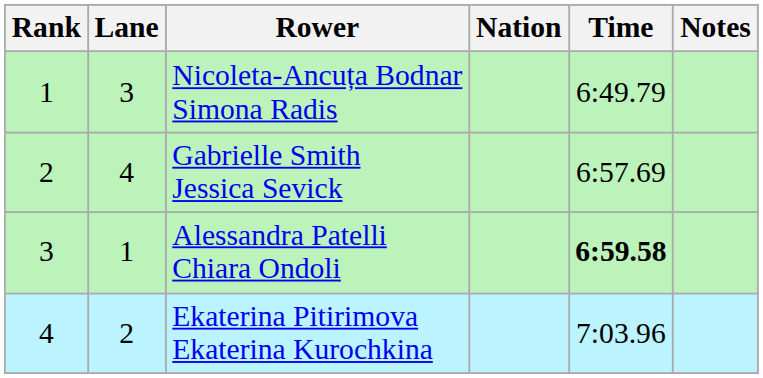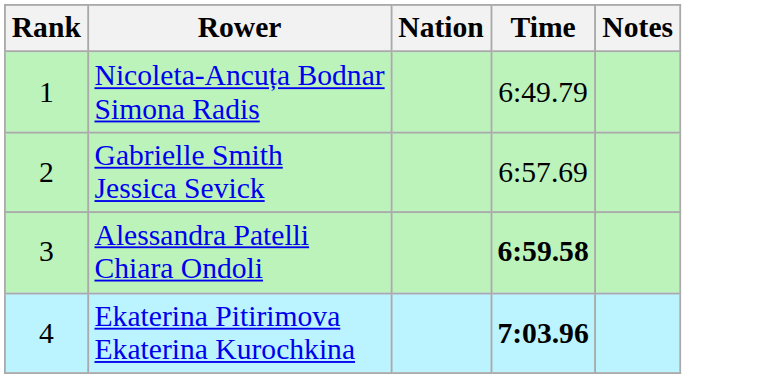- column: (127, 27)
(621, 332) normal -> (543, 332) bold
